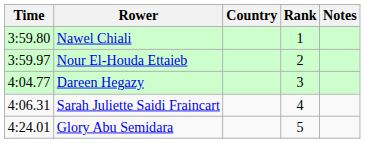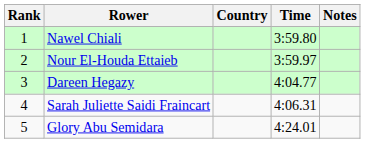columns swapped: (300, 15) <-> (29, 15)
